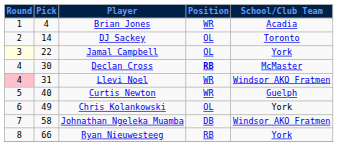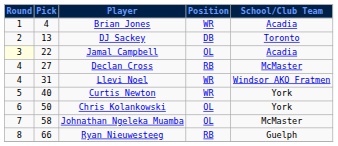(46, 39) 14 -> (46, 39) 13
(208, 39) OL -> (208, 39) DB
(282, 53) York -> (282, 53) Acadia
(46, 67) 30 -> (46, 67) 27
(208, 67) bold -> (208, 67) normal
(19, 80) pink background -> (19, 80) no background
(282, 94) Guelph -> (282, 94) York
(46, 108) 49 -> (46, 108) 50
(208, 122) DB -> (208, 122) OL
(282, 122) Windsor AKO Fratmen -> (282, 122) McMaster
(282, 135) York -> (282, 135) Guelph
